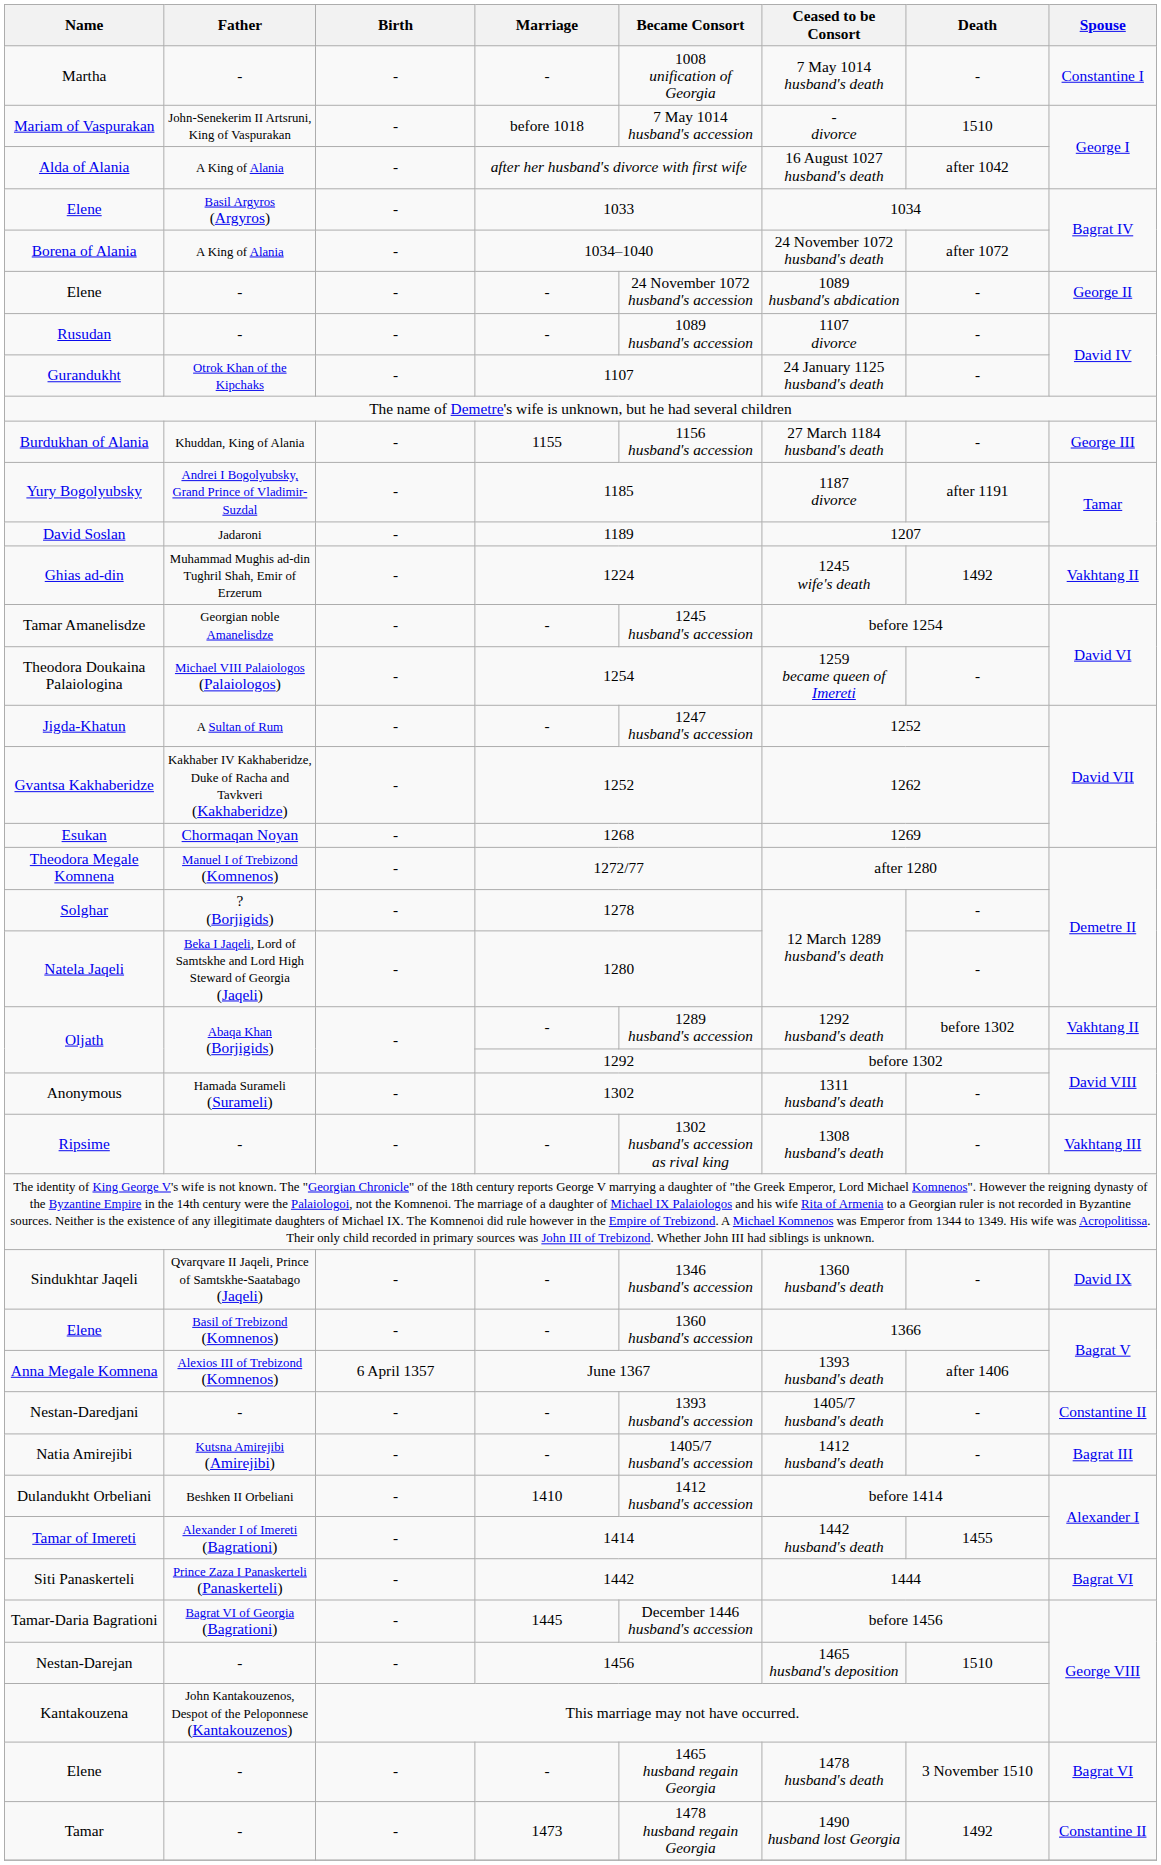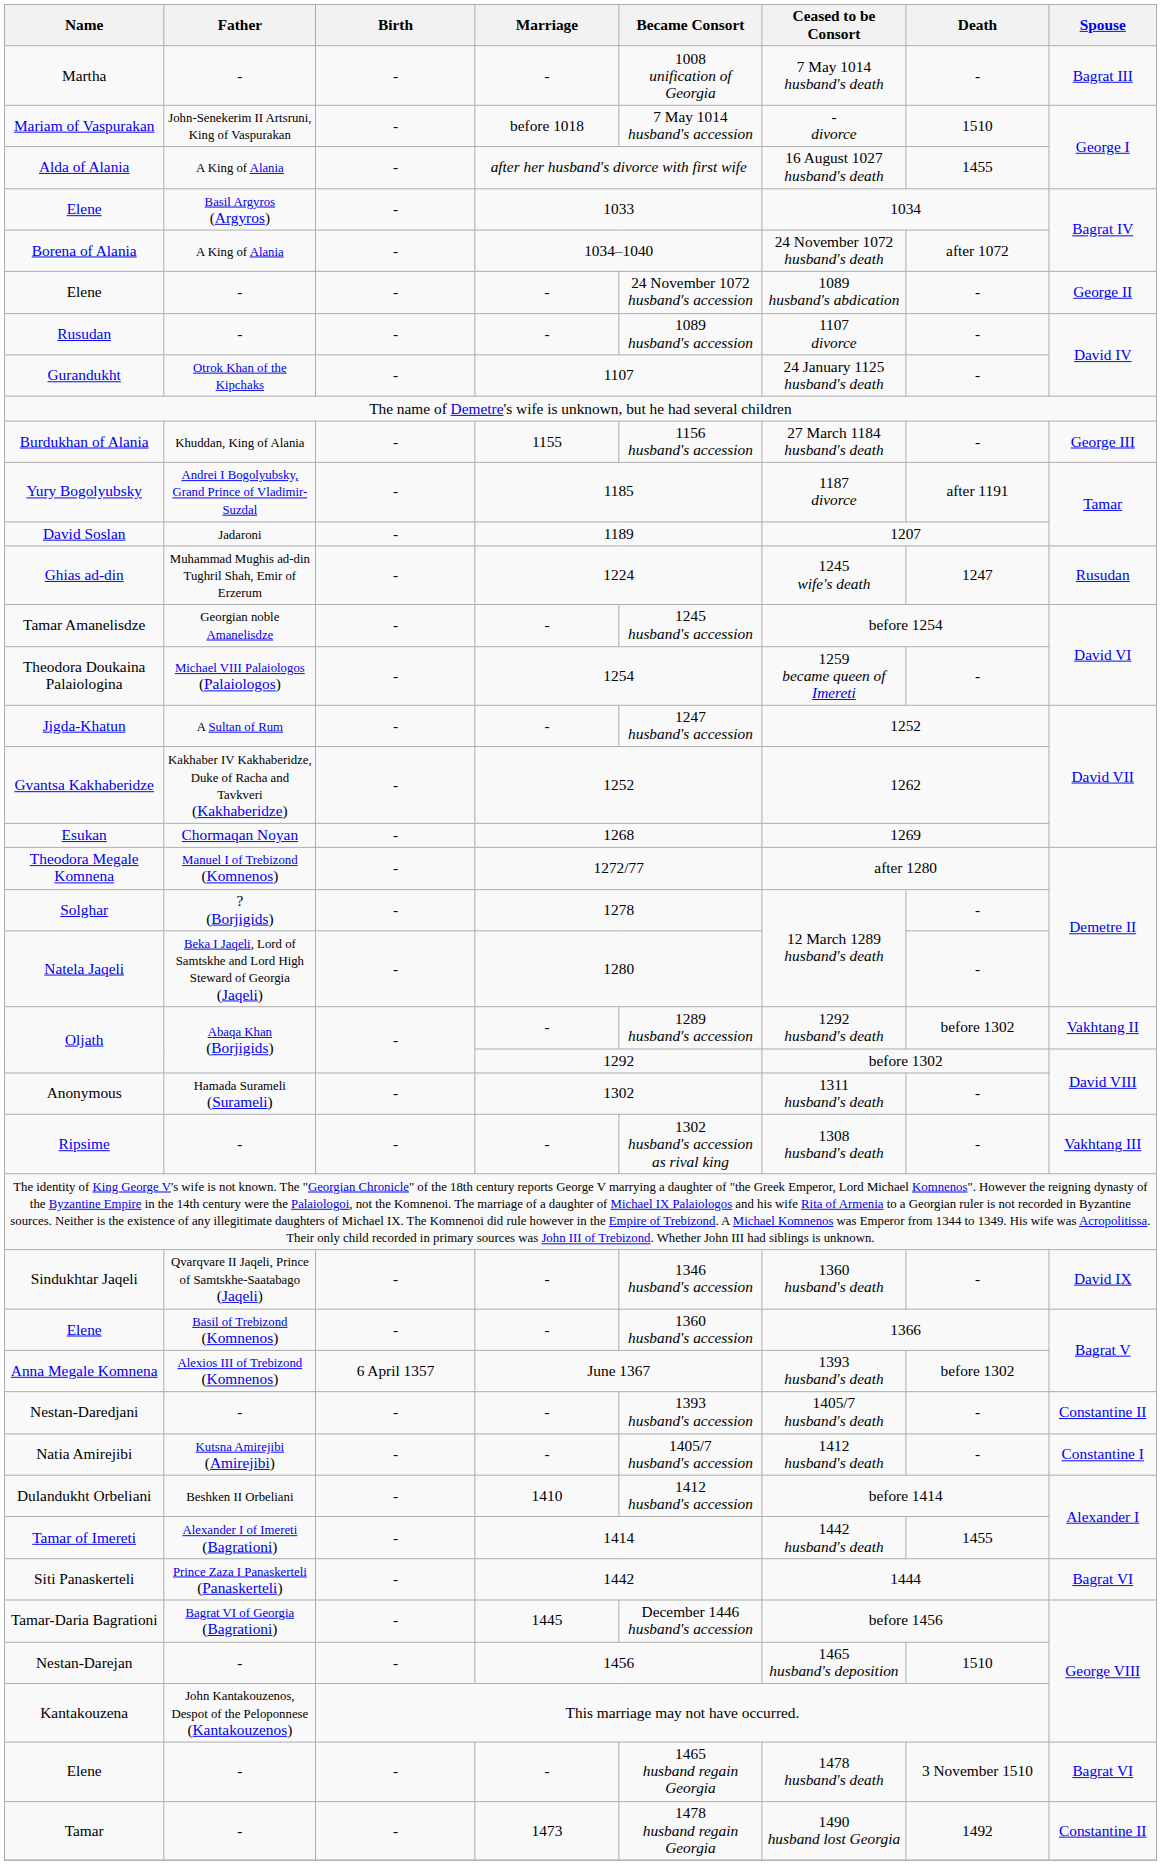(1103, 75) Constantine I -> (1103, 75) Bagrat III
(977, 167) after 1042 -> (977, 167) 1455
(977, 575) 1492 -> (977, 575) 1247
(1103, 575) Vakhtang II -> (1103, 575) Rusudan
(977, 1371) after 1406 -> (977, 1371) before 1302
(1103, 1454) Bagrat III -> (1103, 1454) Constantine I
